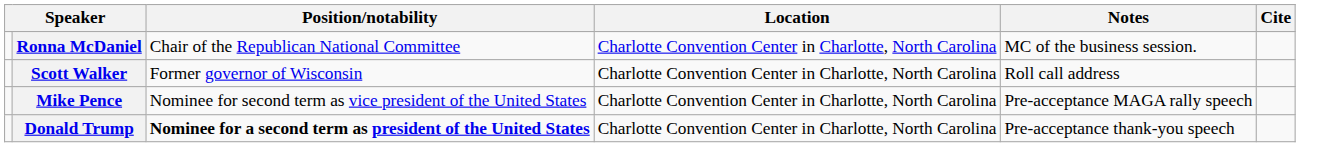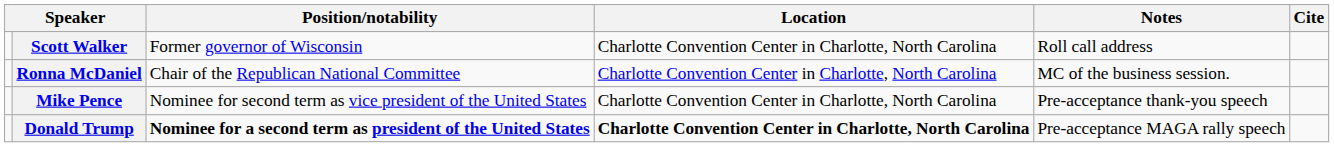rows swapped: (79, 45) <-> (79, 73)
(1128, 100) Pre-acceptance MAGA rally speech -> (1153, 100) Pre-acceptance thank-you speech
(797, 127) normal -> (814, 127) bold
(1120, 127) Pre-acceptance thank-you speech -> (1161, 127) Pre-acceptance MAGA rally speech
